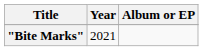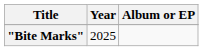(103, 35) 2021 -> (103, 35) 2025
